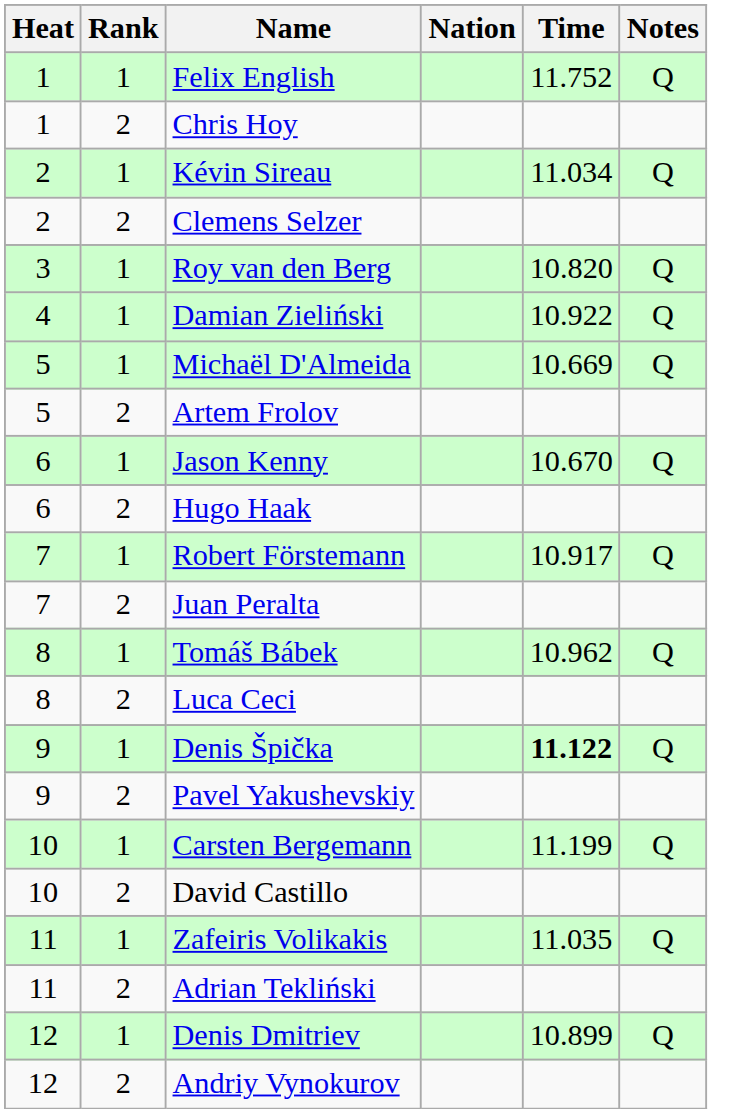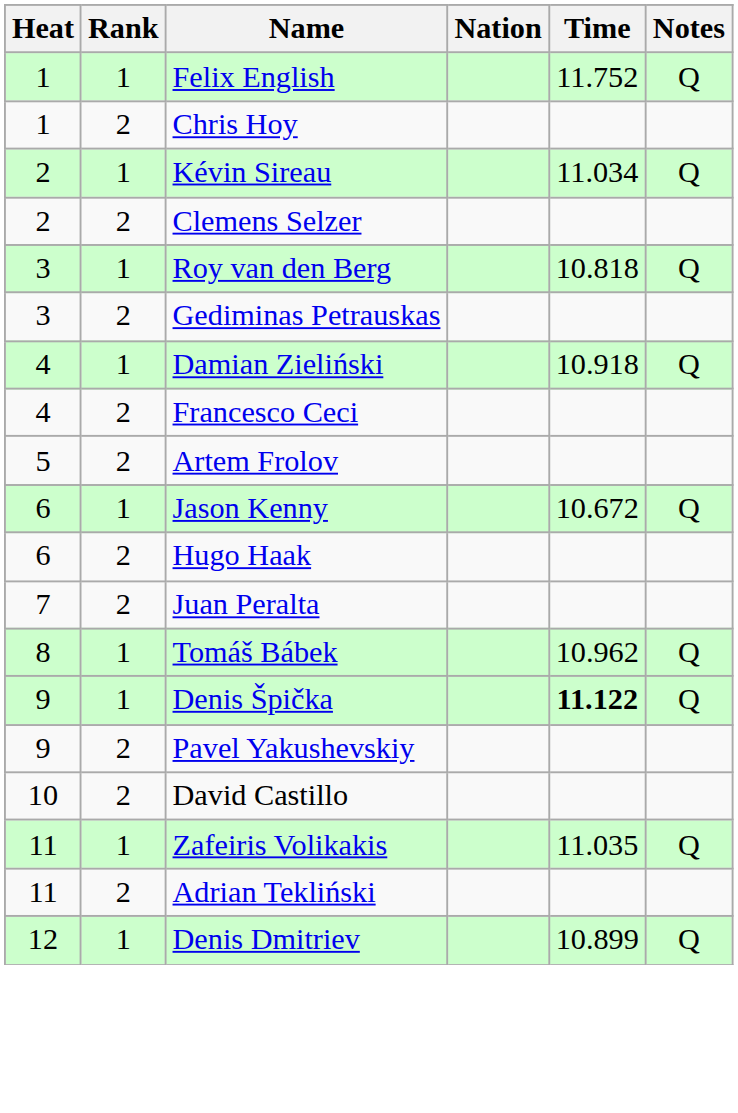(571, 268) 10.820 -> (597, 268) 10.818
+ row: (306, 316)
(571, 316) 10.922 -> (597, 364) 10.918
+ row: (265, 412)
- row: (292, 364)
(571, 460) 10.670 -> (597, 508) 10.672
- row: (289, 556)
- row: (234, 699)
- row: (292, 843)
- row: (286, 1083)
